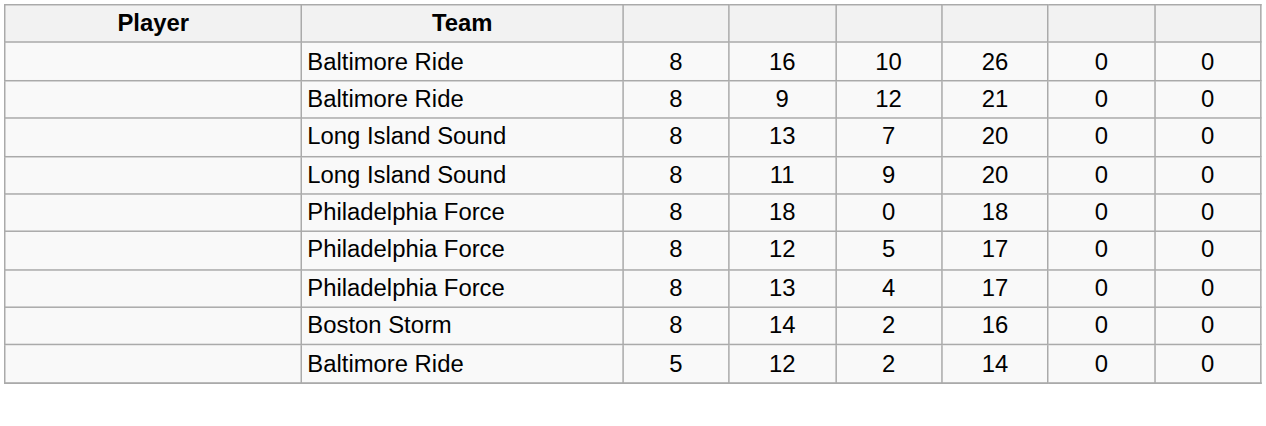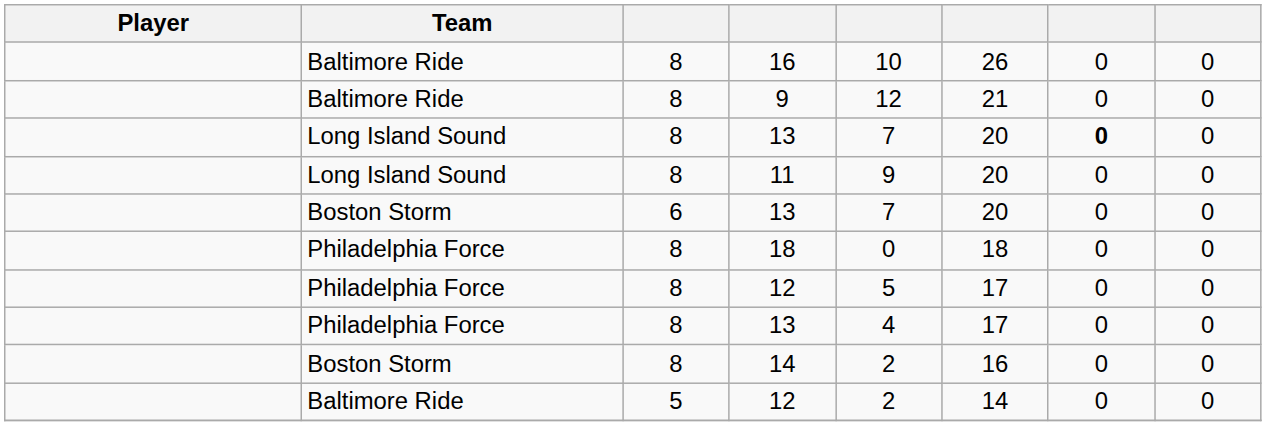(1101, 136) normal -> (1101, 136) bold
+ row: (380, 212)
